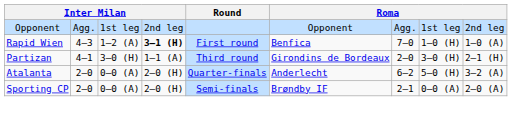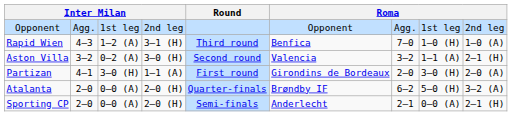(164, 42) bold -> (164, 42) normal
(227, 42) First round -> (227, 42) Third round
+ row: (38, 58)
(227, 58) Third round -> (227, 73) First round
(485, 58) 2–1 (H) -> (485, 73) 2–0 (A)
(299, 73) Anderlecht -> (299, 88) Brøndby IF
(299, 88) Brøndby IF -> (299, 104) Anderlecht
(485, 88) 2–0 (A) -> (485, 104) 2–1 (H)
